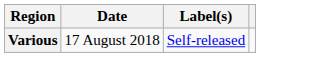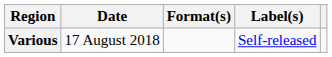+ column: (199, 16)
